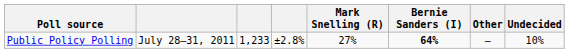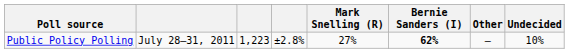(254, 40) 1,233 -> (254, 40) 1,223
(429, 40) 64% -> (429, 40) 62%
